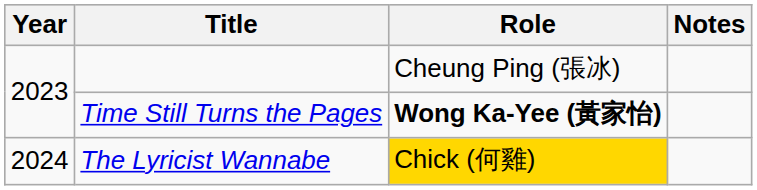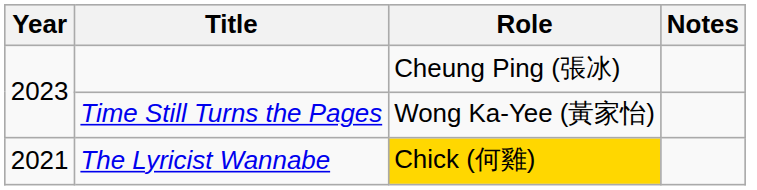(528, 113) bold -> (525, 113) normal
(40, 160) 2024 -> (40, 160) 2021
